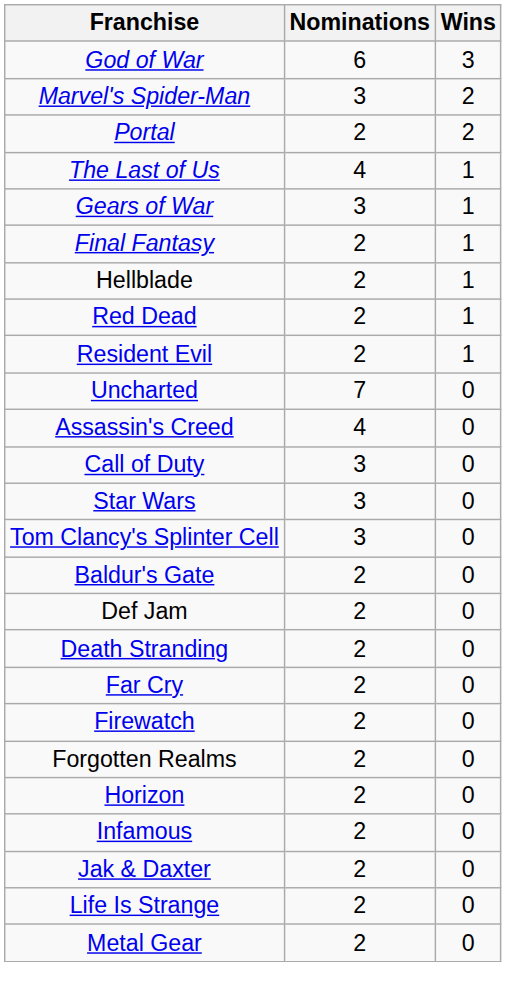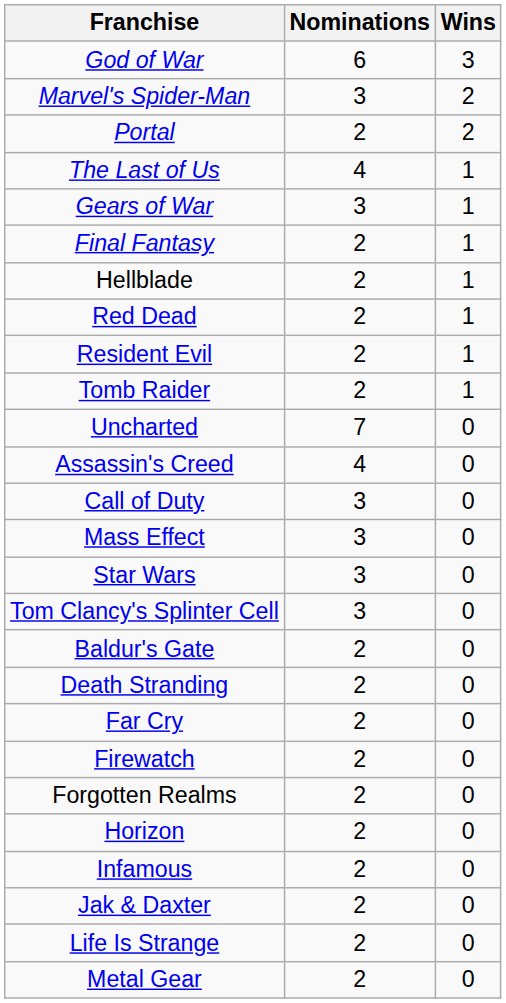+ row: (144, 390)
+ row: (144, 538)
- row: (144, 611)
